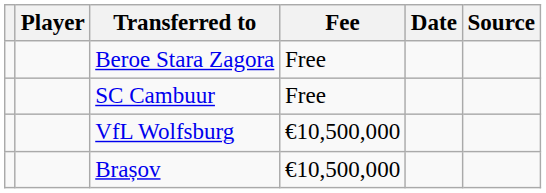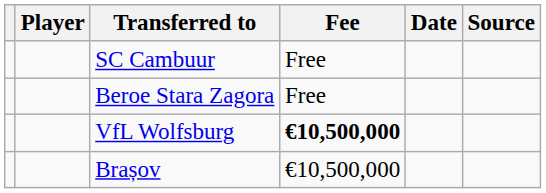rows swapped: (185, 59) <-> (155, 95)
(343, 132) normal -> (343, 132) bold
